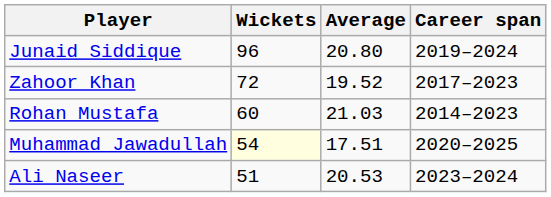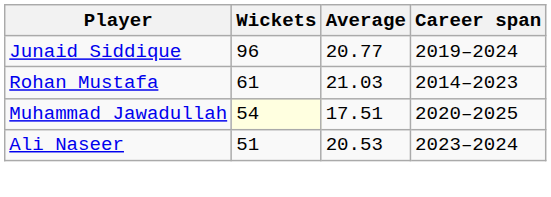(354, 51) 20.80 -> (354, 51) 20.77
- row: (72, 83)
(248, 114) 60 -> (248, 83) 61
